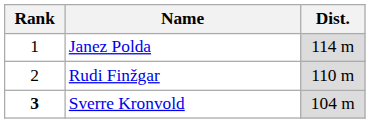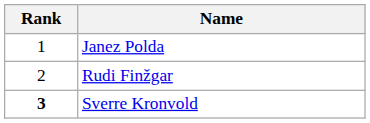- column: (333, 18)
